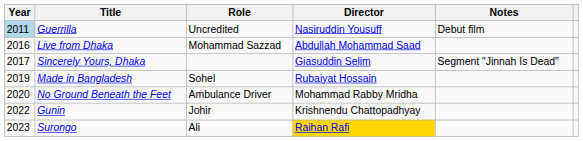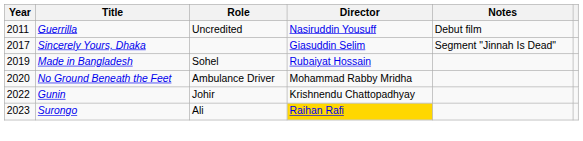(18, 29) lightblue background -> (18, 29) no background
- row: (75, 45)
